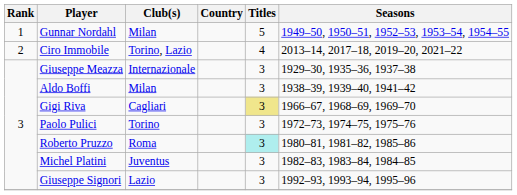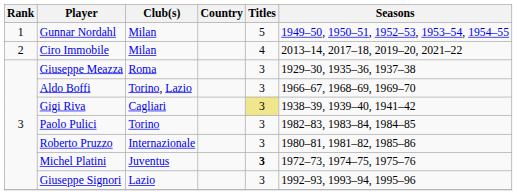(160, 50) Torino, Lazio -> (142, 50) Milan
(162, 69) Internazionale -> (142, 69) Roma
(142, 87) Milan -> (160, 87) Torino, Lazio
(348, 87) 1938–39, 1939–40, 1941–42 -> (348, 87) 1966–67, 1968–69, 1969–70
(348, 106) 1966–67, 1968–69, 1969–70 -> (348, 106) 1938–39, 1939–40, 1941–42
(348, 124) 1972–73, 1974–75, 1975–76 -> (348, 124) 1982–83, 1983–84, 1984–85
(142, 143) Roma -> (162, 143) Internazionale
(262, 143) paleturquoise background -> (262, 143) no background
(262, 161) normal -> (262, 161) bold
(348, 161) 1982–83, 1983–84, 1984–85 -> (348, 161) 1972–73, 1974–75, 1975–76
